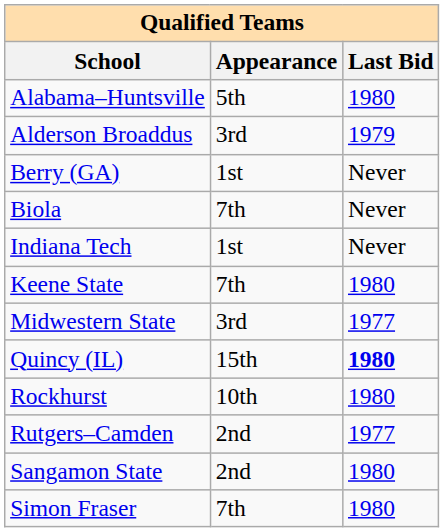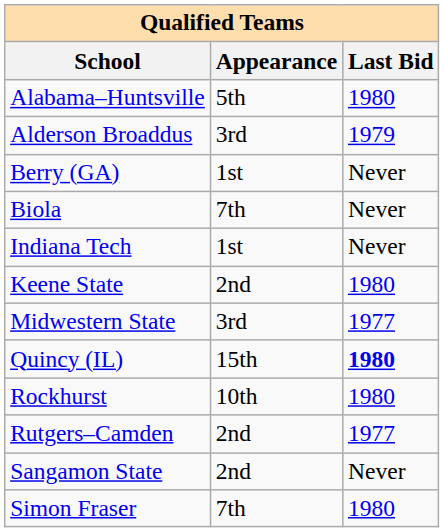(231, 284) 7th -> (233, 284) 2nd
(372, 470) 1980 -> (377, 470) Never
